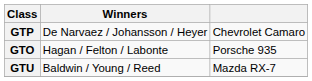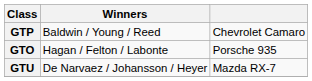(125, 32) De Narvaez / Johansson / Heyer -> (102, 32) Baldwin / Young / Reed
(102, 68) Baldwin / Young / Reed -> (125, 68) De Narvaez / Johansson / Heyer
